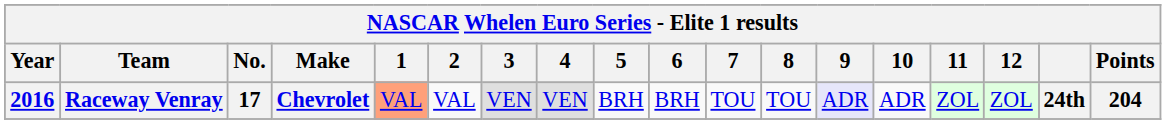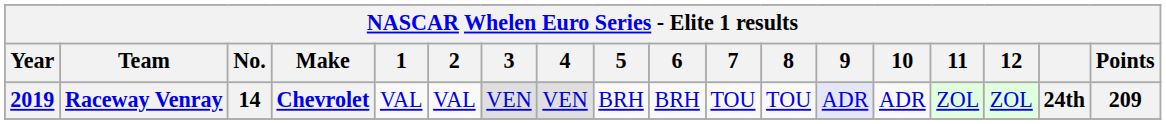(32, 100) 2016 -> (32, 100) 2019
(250, 100) 17 -> (250, 100) 14
(401, 100) lightsalmon background -> (401, 100) no background
(1125, 100) 204 -> (1125, 100) 209
